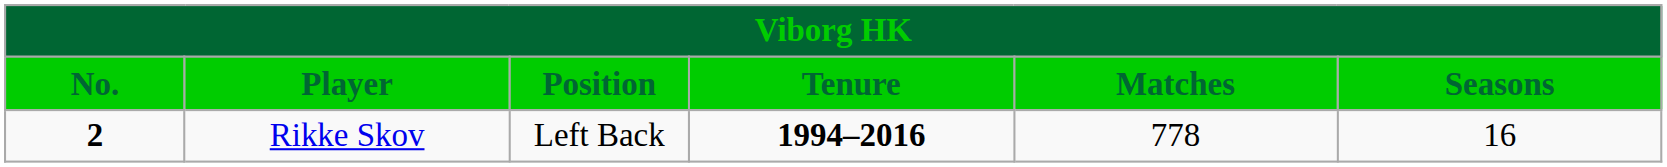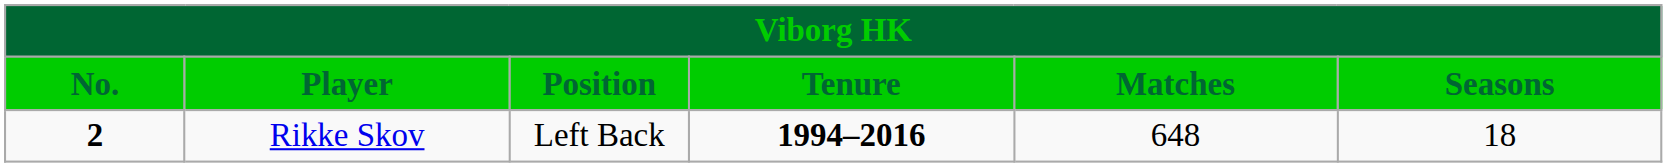(1175, 135) 778 -> (1175, 135) 648
(1500, 135) 16 -> (1500, 135) 18
